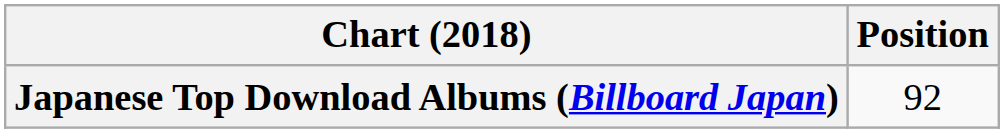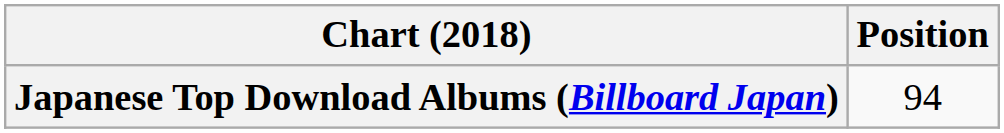(923, 95) 92 -> (923, 95) 94
